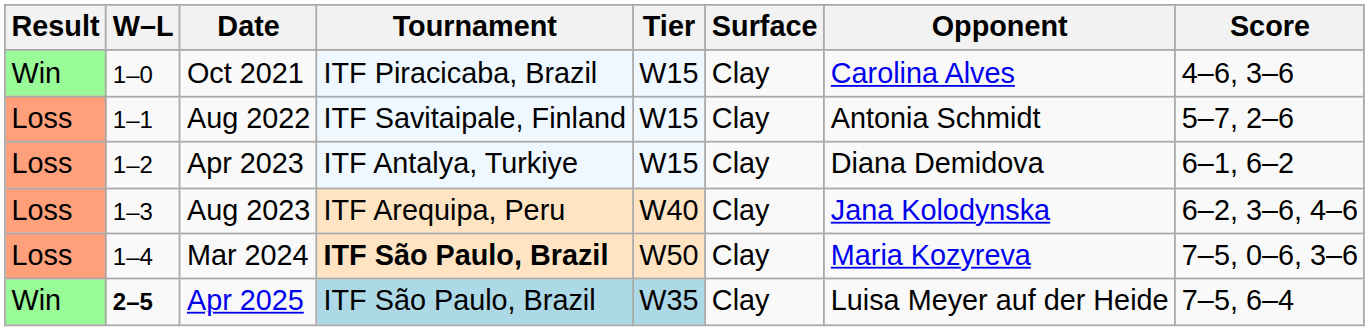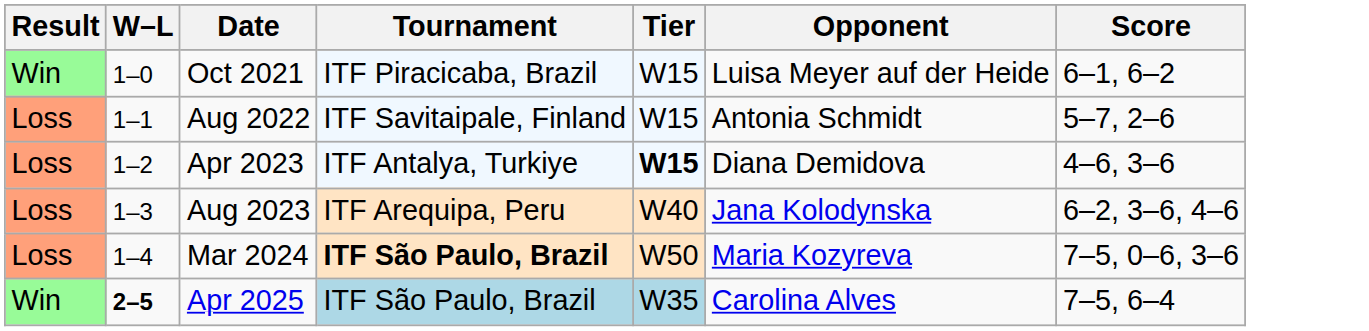- column: (765, 27)
(923, 73) Carolina Alves -> (881, 73) Luisa Meyer auf der Heide
(1238, 73) 4–6, 3–6 -> (1119, 73) 6–1, 6–2
(669, 164) normal -> (669, 164) bold
(1238, 164) 6–1, 6–2 -> (1119, 164) 4–6, 3–6
(1000, 301) Luisa Meyer auf der Heide -> (804, 301) Carolina Alves
